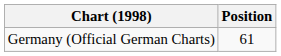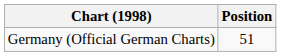(247, 39) 61 -> (247, 39) 51
